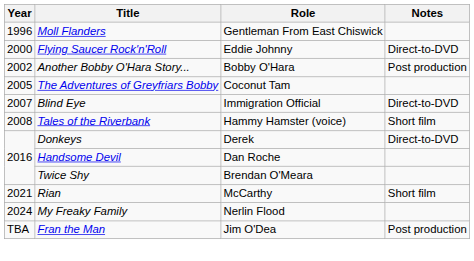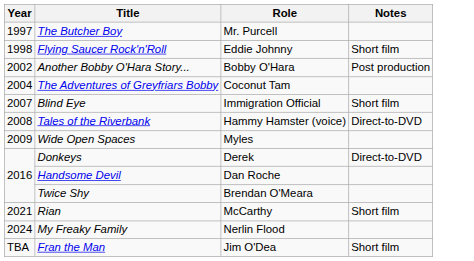- row: (72, 31)
+ row: (80, 31)
(20, 49) 2000 -> (20, 49) 1998
(423, 49) Direct-to-DVD -> (375, 49) Short film
(20, 85) 2005 -> (20, 85) 2004
(423, 103) Direct-to-DVD -> (375, 103) Short film
(412, 121) Short film -> (387, 121) Direct-to-DVD
+ row: (86, 139)
(427, 229) Post production -> (375, 247) Short film
